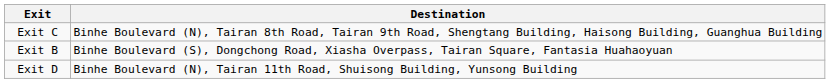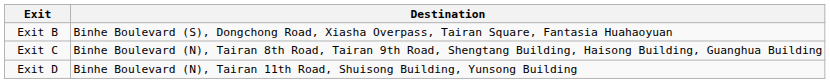rows swapped: (38, 51) <-> (38, 32)
